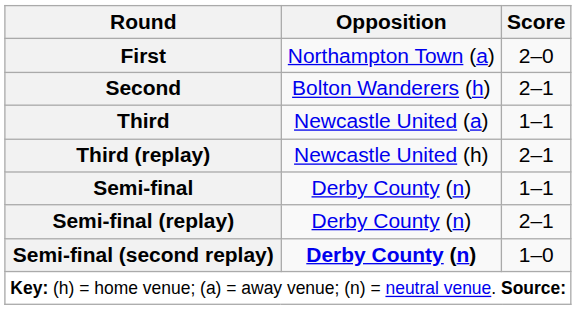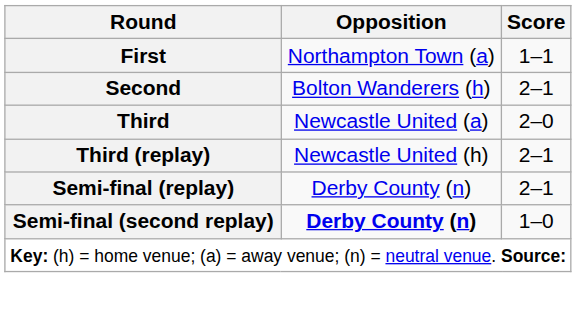(536, 55) 2–0 -> (536, 55) 1–1
(536, 121) 1–1 -> (536, 121) 2–0
- row: (143, 188)
